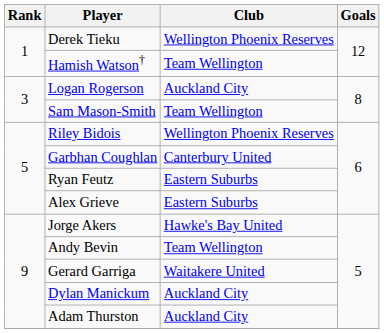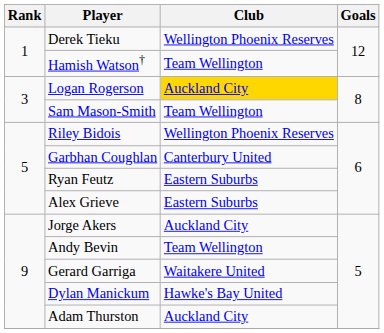(206, 88) no background -> (206, 88) gold background
(223, 225) Hawke's Bay United -> (206, 225) Auckland City
(206, 293) Auckland City -> (223, 293) Hawke's Bay United
